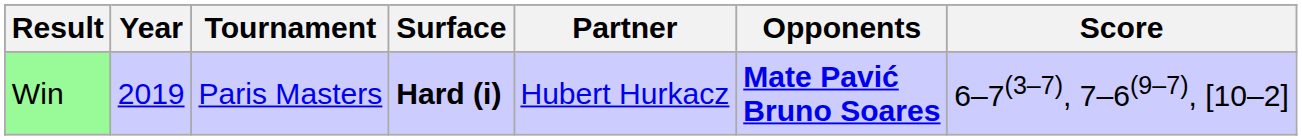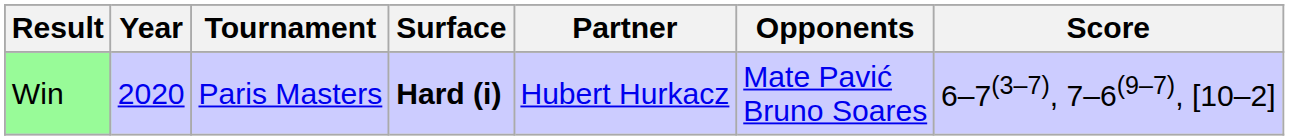(151, 92) 2019 -> (151, 92) 2020
(842, 92) bold -> (835, 92) normal
